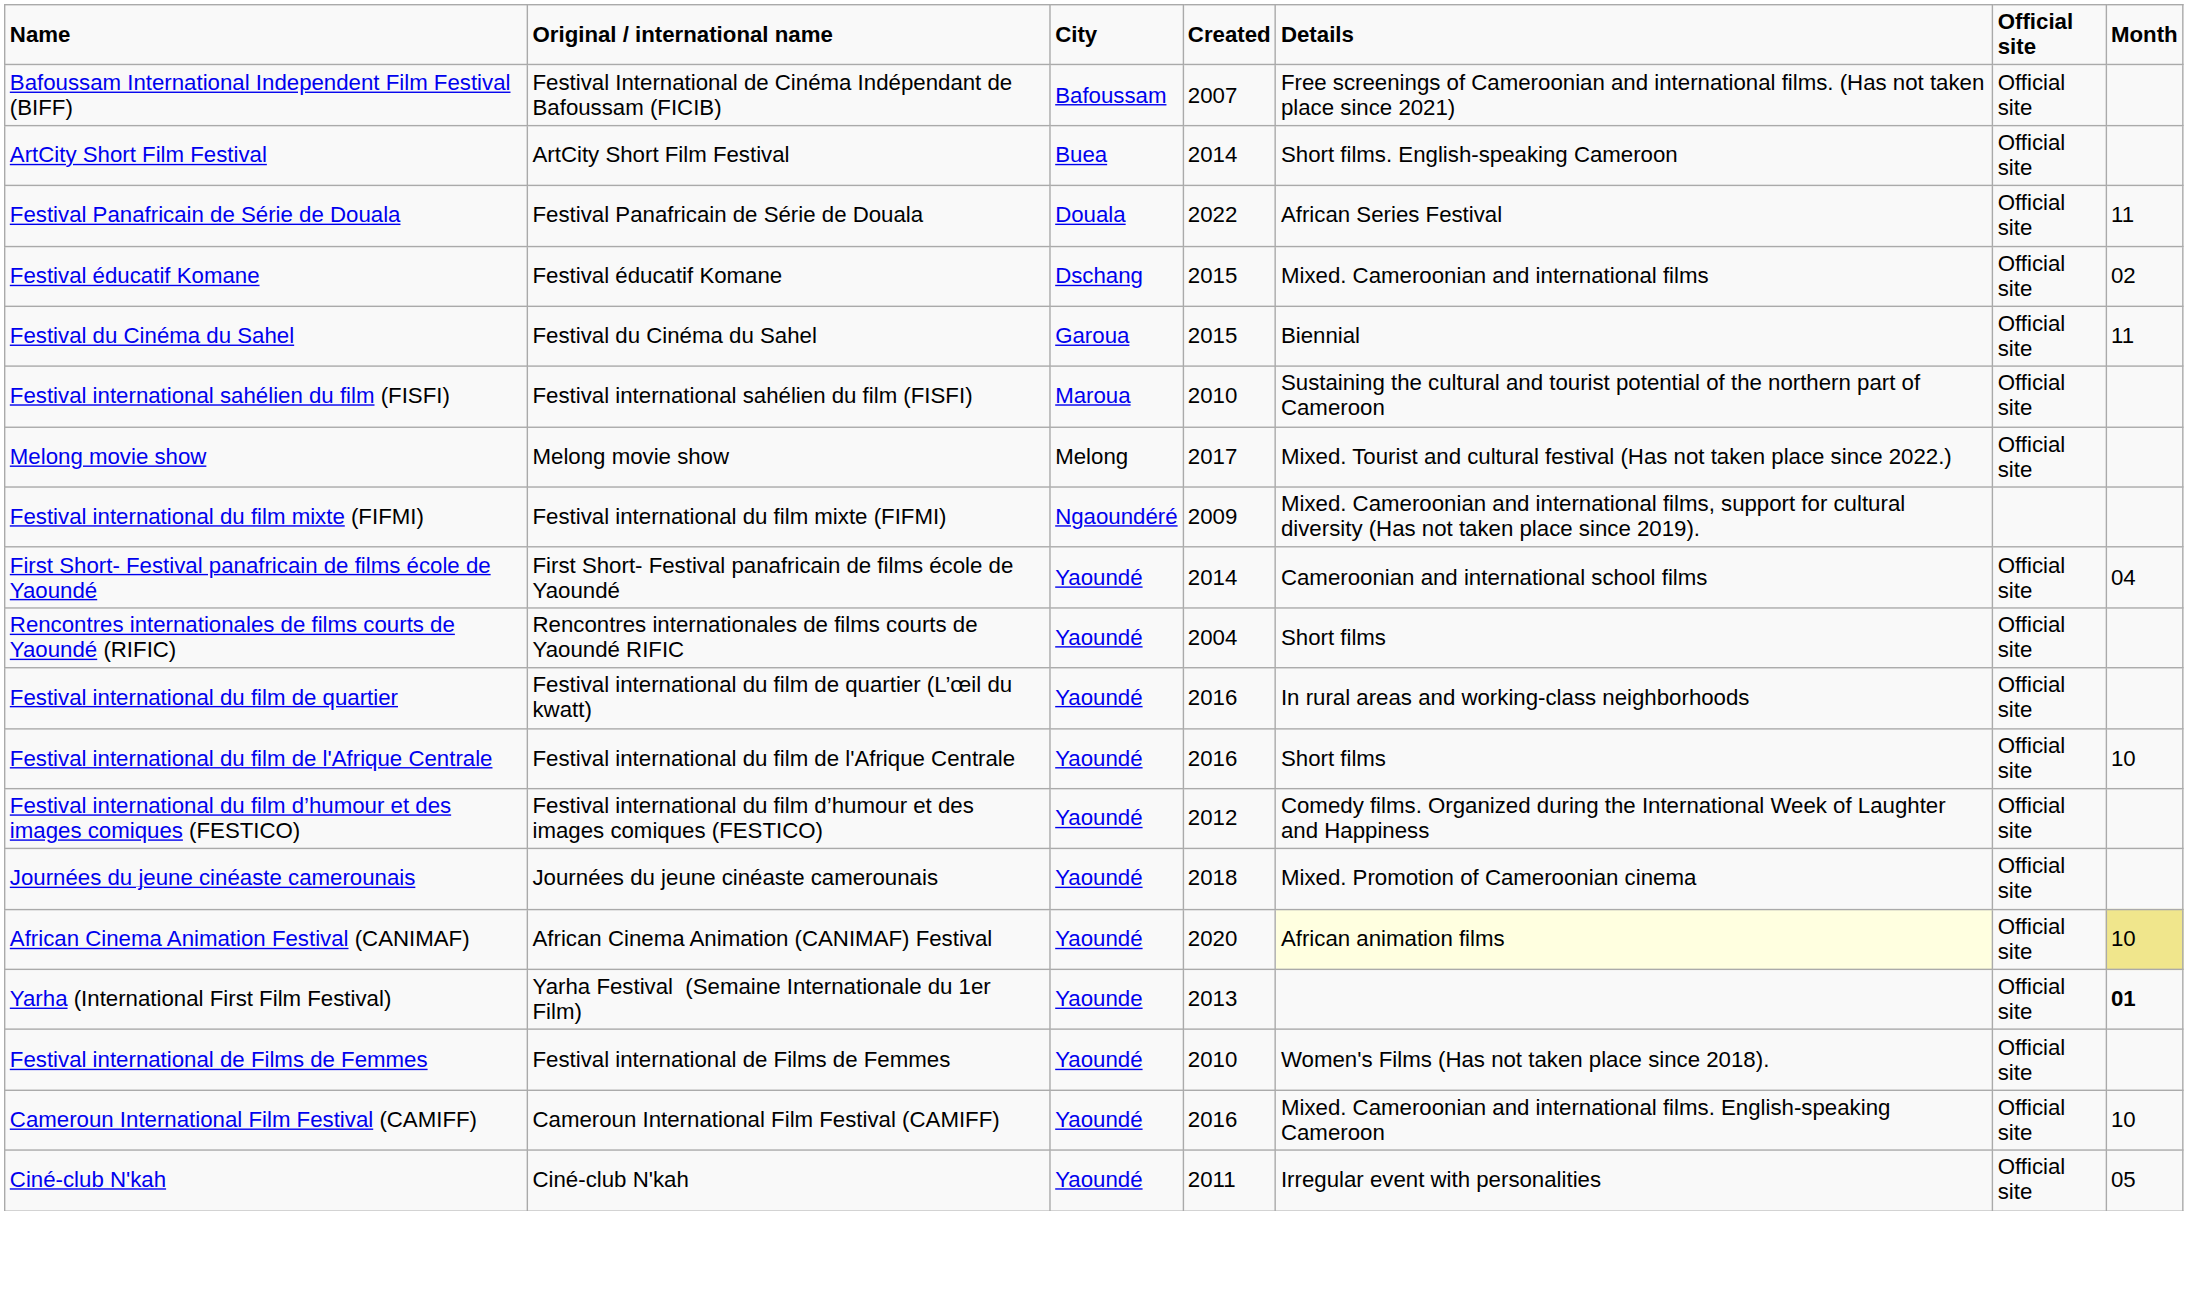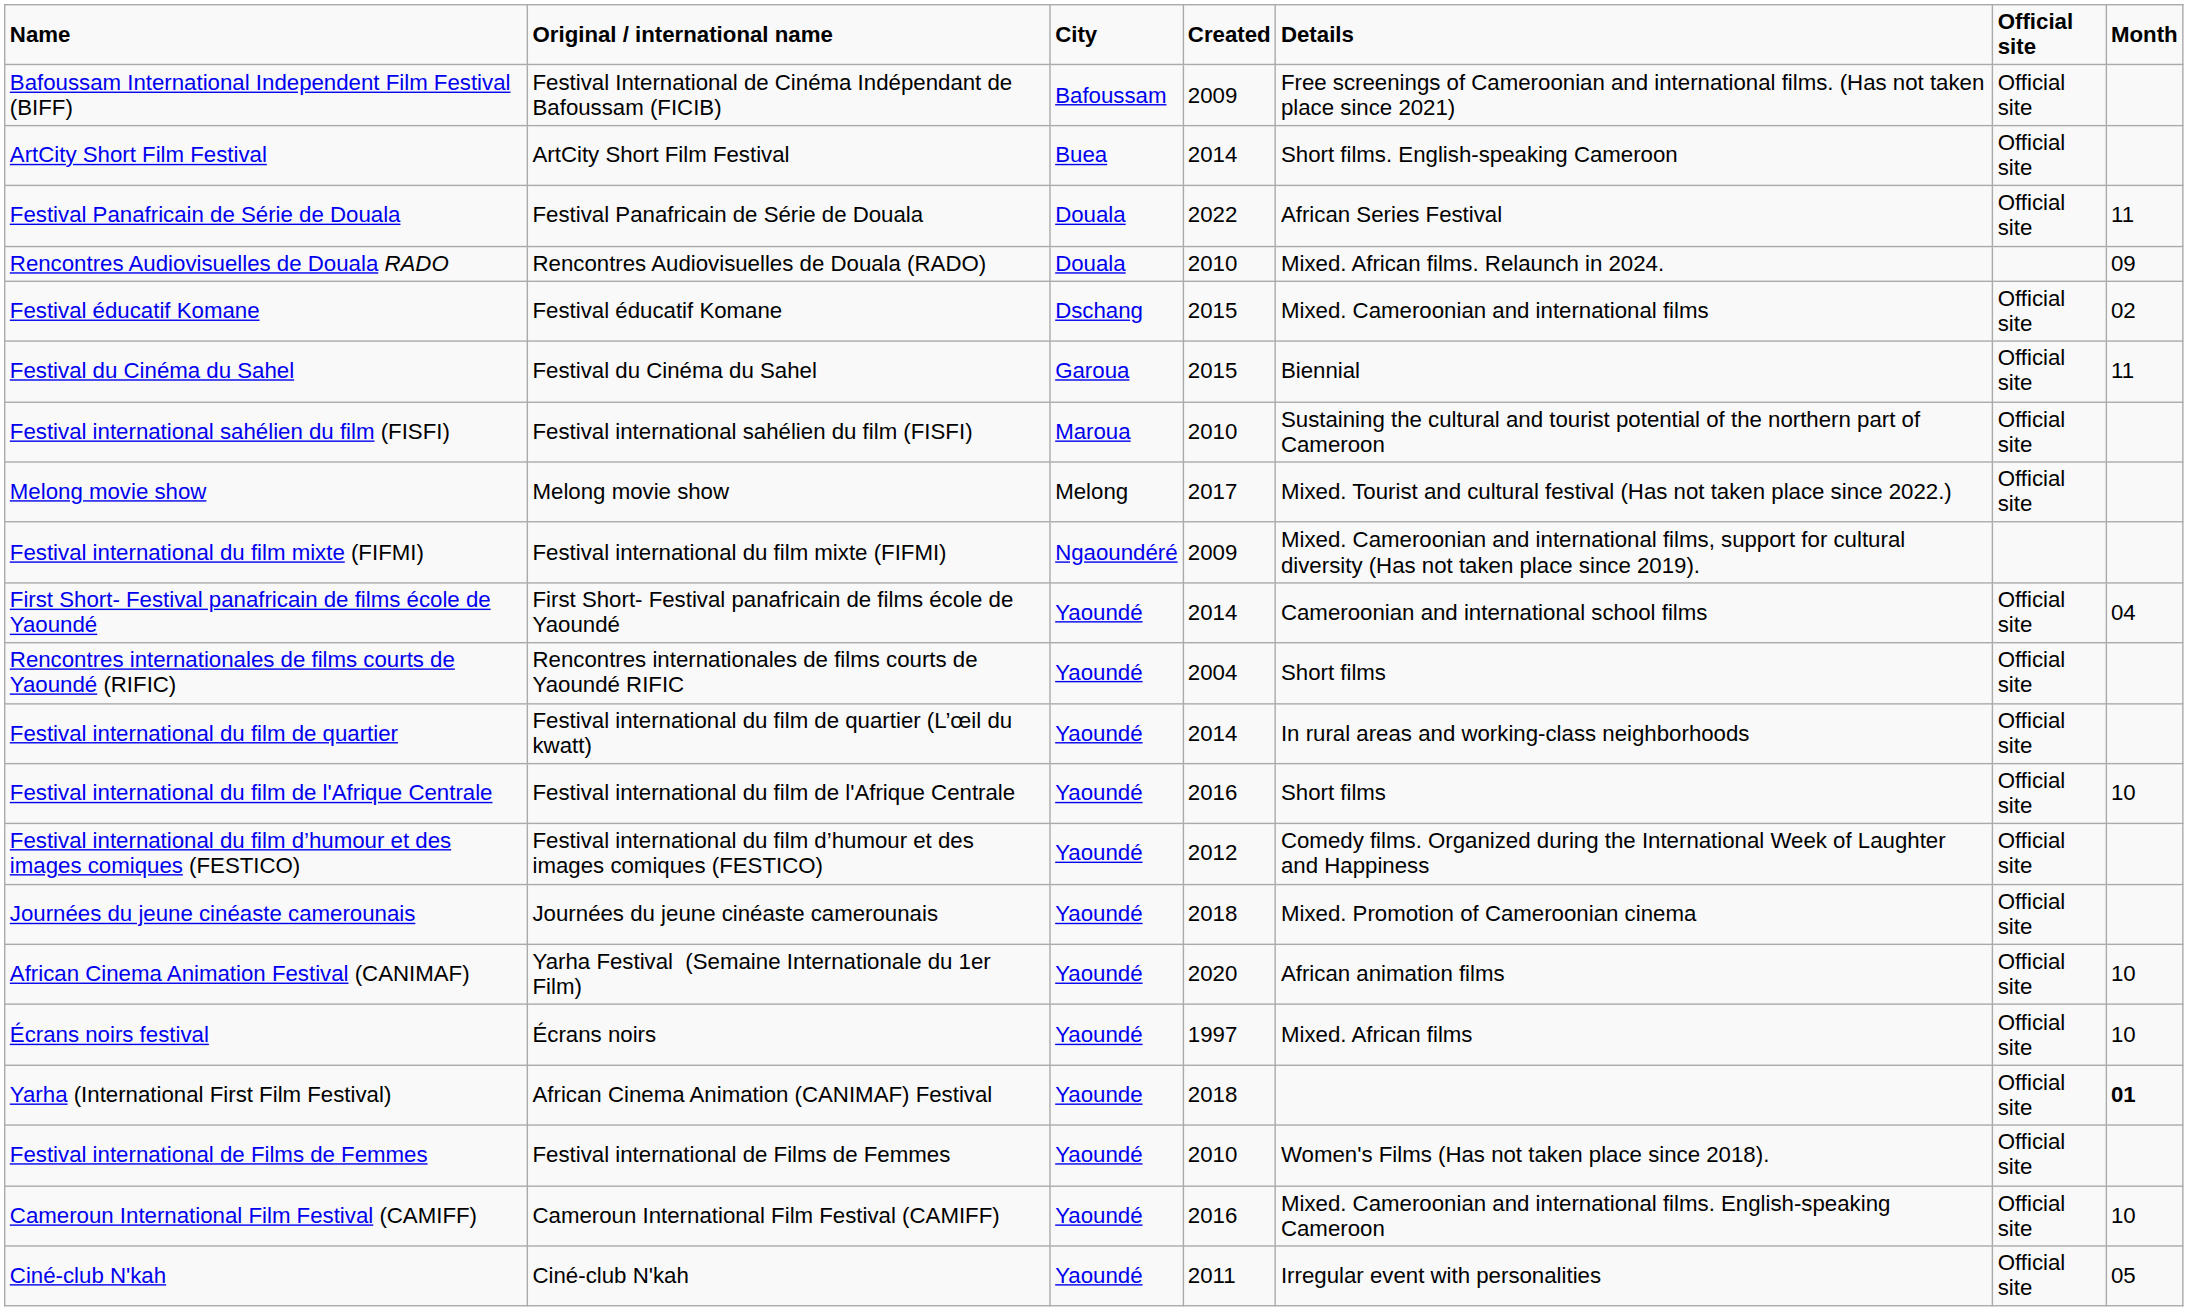(1213, 94) 2007 -> (1213, 94) 2009
+ row: (229, 263)
(1213, 697) 2016 -> (1213, 733) 2014
(762, 939) African Cinema Animation (CANIMAF) Festival -> (762, 974) Yarha Festival (Semaine Internationale du 1er Film)
(1393, 939) lightyellow background -> (1393, 974) no background
(2123, 939) khaki background -> (2123, 974) no background
+ row: (109, 1034)
(762, 999) Yarha Festival (Semaine Internationale du 1er Film) -> (762, 1094) African Cinema Animation (CANIMAF) Festival
(1213, 999) 2013 -> (1213, 1094) 2018
